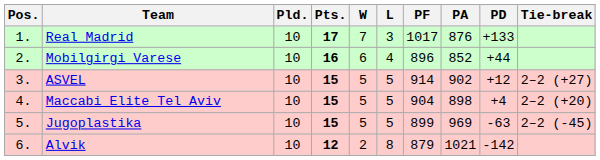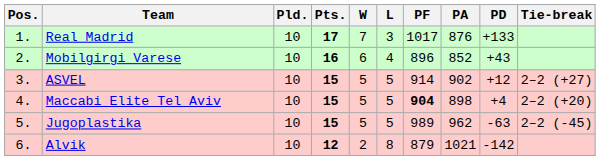(498, 59) +44 -> (498, 59) +43
(422, 102) normal -> (422, 102) bold
(422, 123) 899 -> (422, 123) 989
(460, 123) 969 -> (460, 123) 962
